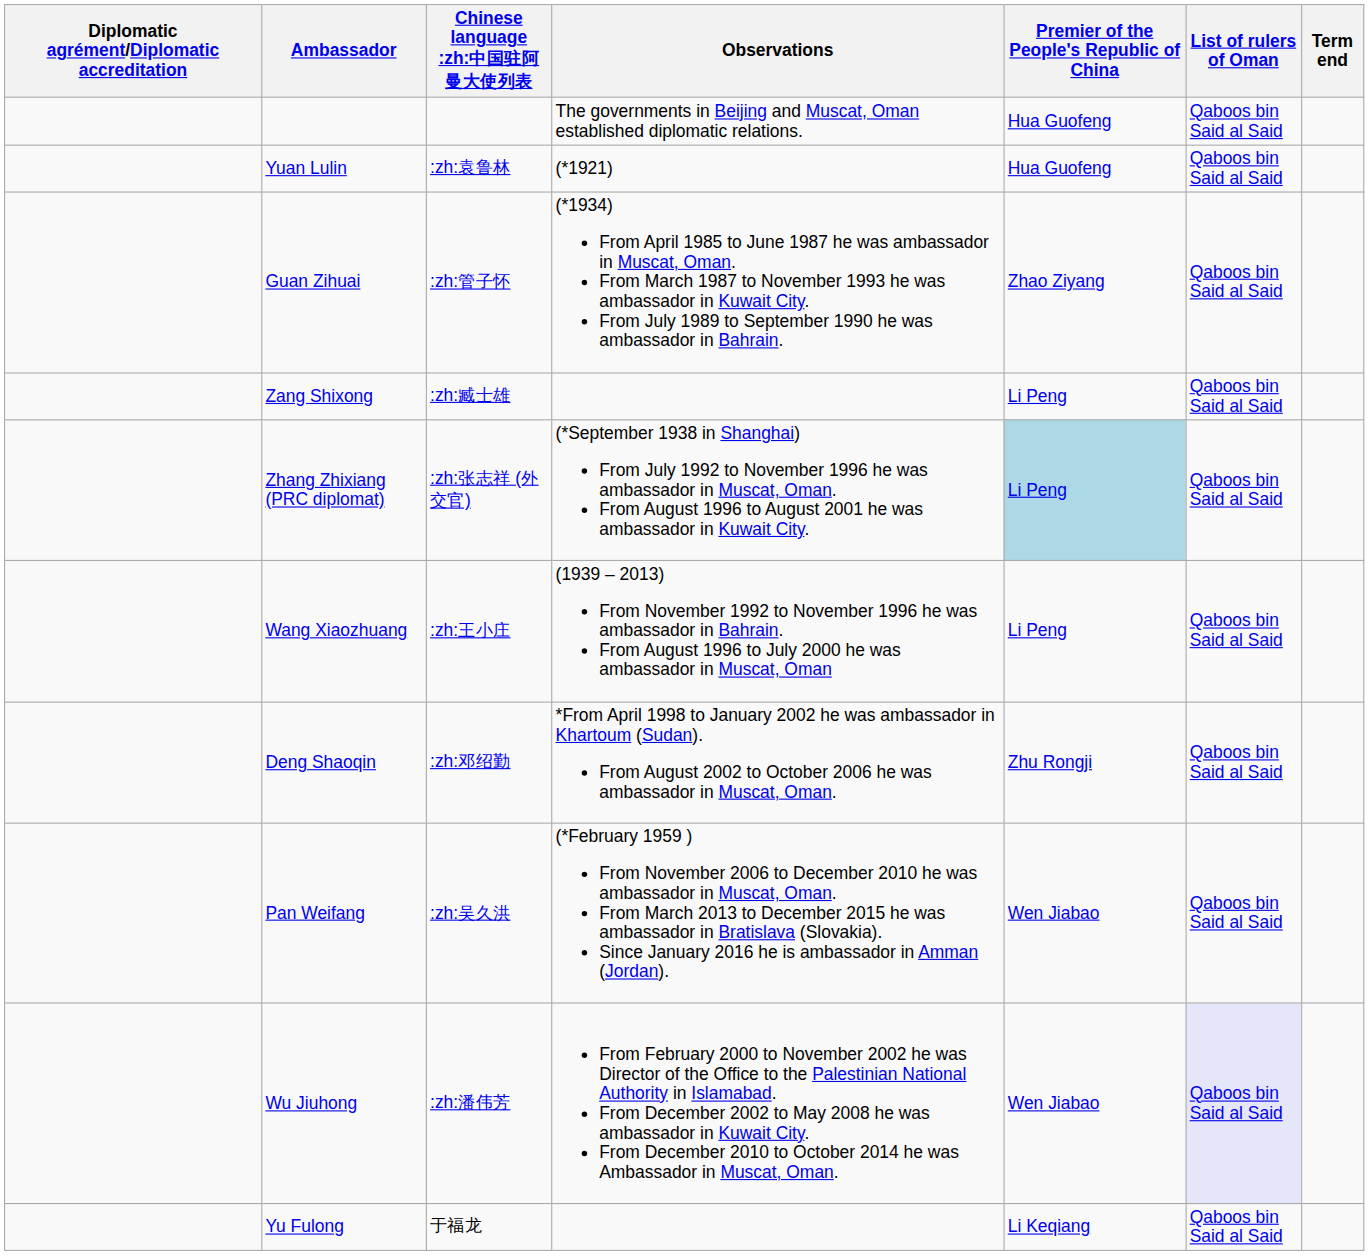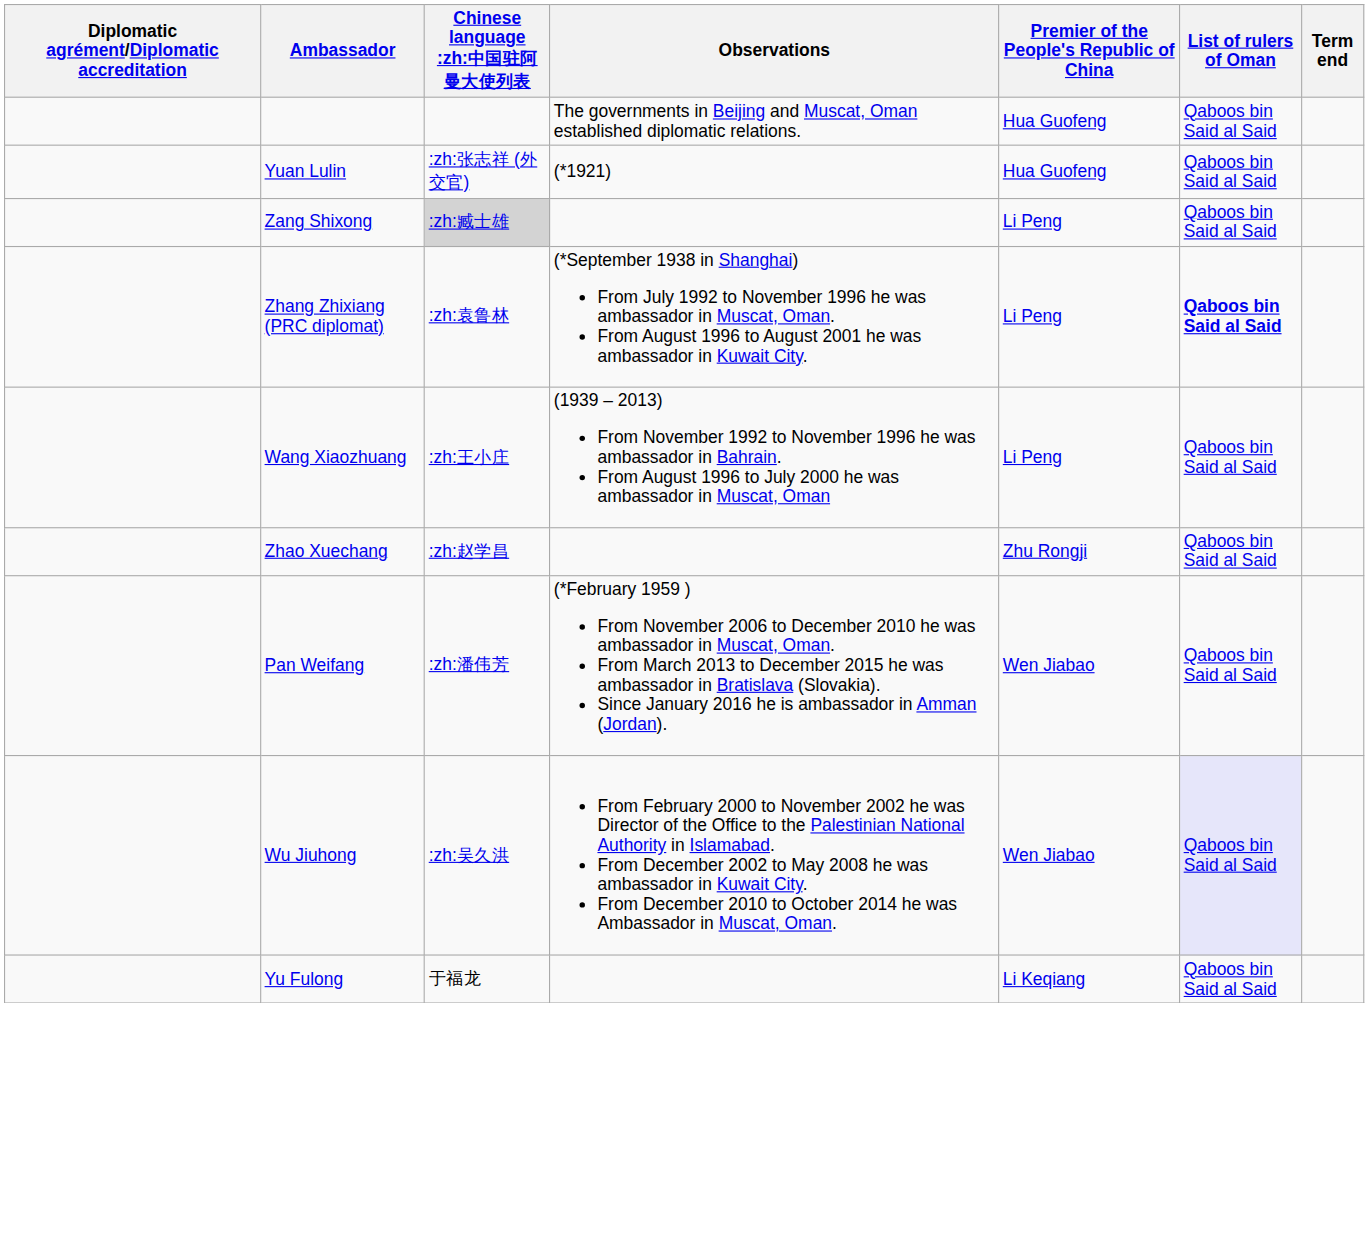(470, 167) :zh:袁鲁林 -> (483, 171) :zh:张志祥 (外交官)
- row: (313, 282)
(470, 395) no background -> (469, 221) lightgrey background
(484, 489) :zh:张志祥 (外交官) -> (469, 315) :zh:袁鲁林
(1037, 490) lightblue background -> (1032, 316) no background
(1236, 490) normal -> (1233, 316) bold
+ row: (326, 551)
- row: (321, 762)
(470, 912) :zh:吴久洪 -> (469, 664) :zh:潘伟芳
(470, 1102) :zh:潘伟芳 -> (469, 854) :zh:吴久洪
